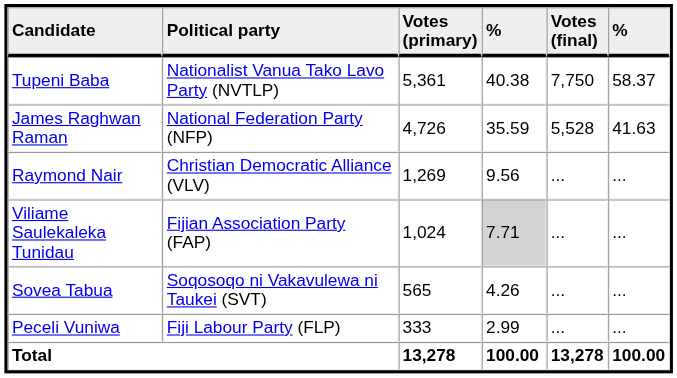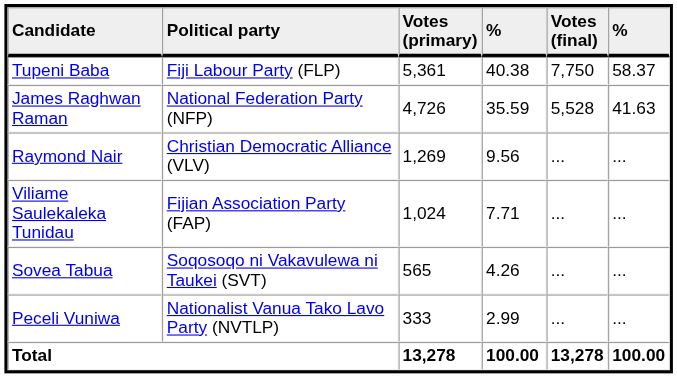(275, 80) Nationalist Vanua Tako Lavo Party (NVTLP) -> (254, 70) Fiji Labour Party (FLP)
(503, 232) lightgrey background -> (503, 213) no background
(254, 327) Fiji Labour Party (FLP) -> (275, 318) Nationalist Vanua Tako Lavo Party (NVTLP)
